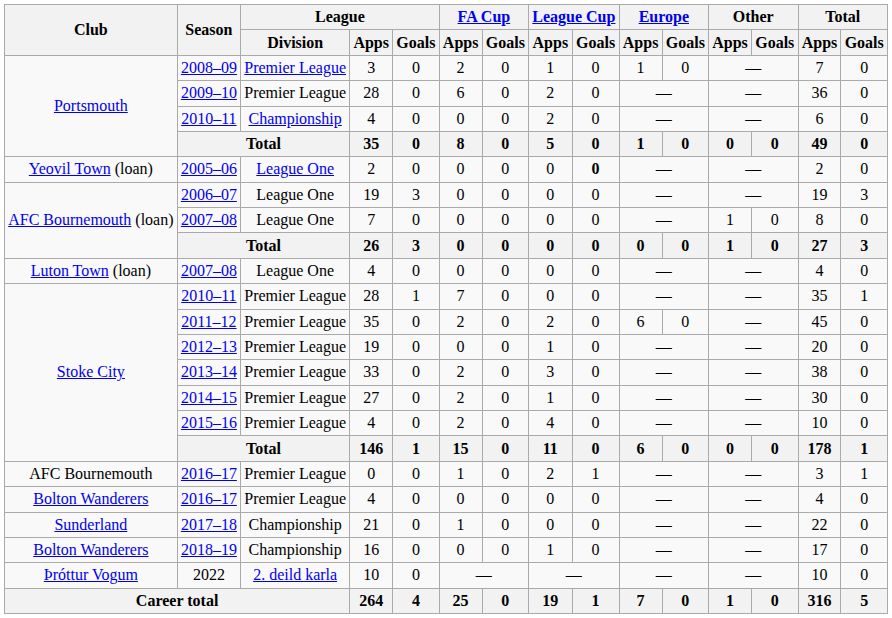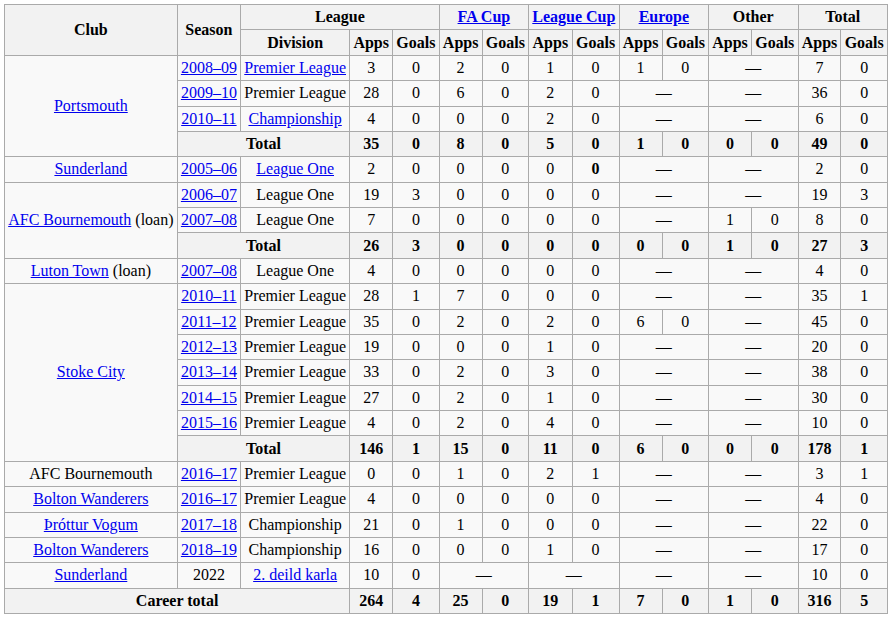(91, 169) Yeovil Town (loan) -> (91, 169) Sunderland
(91, 524) Sunderland -> (91, 524) Þróttur Vogum
(91, 575) Þróttur Vogum -> (91, 575) Sunderland
